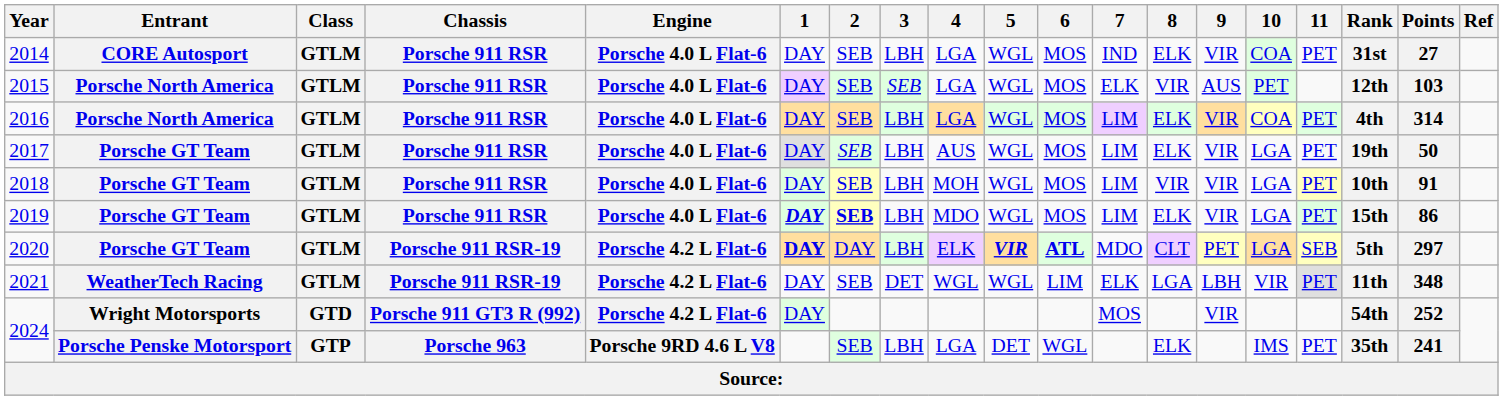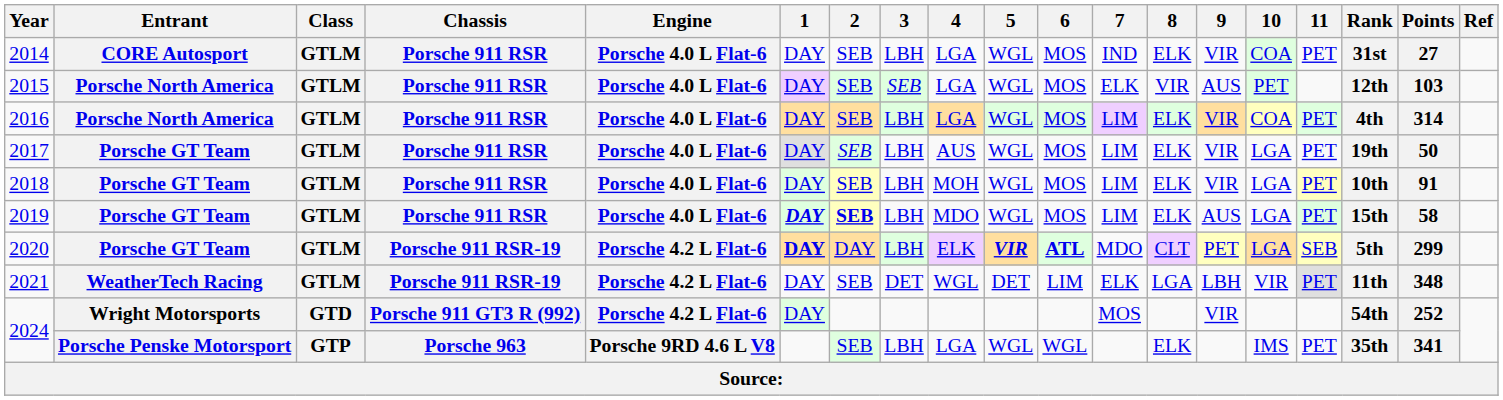(1172, 183) VIR -> (1172, 183) ELK
(1221, 216) VIR -> (1221, 216) AUS
(1428, 216) 86 -> (1428, 216) 58
(1428, 248) 297 -> (1428, 248) 299
(1011, 281) WGL -> (1011, 281) DET
(1011, 346) DET -> (1011, 346) WGL
(1428, 346) 241 -> (1428, 346) 341
